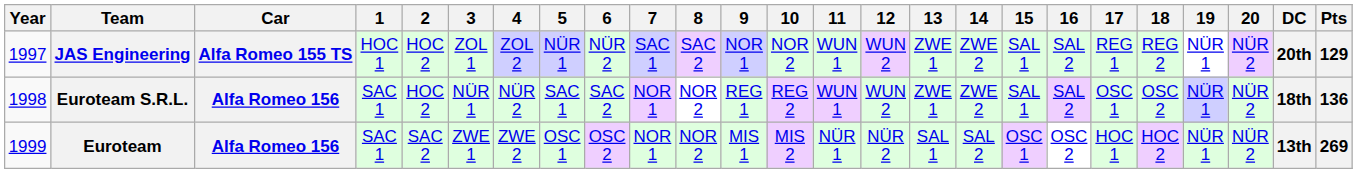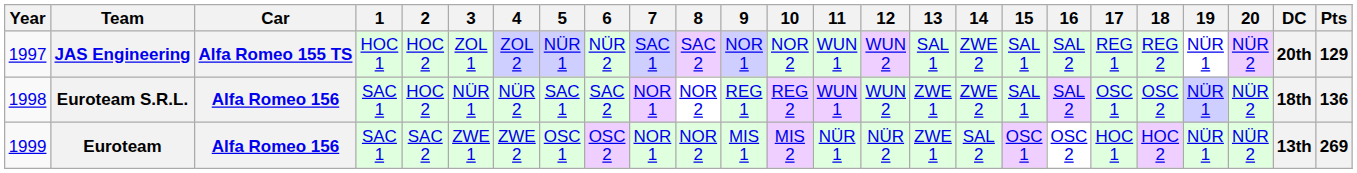(933, 54) ZWE 1 -> (933, 54) SAL 1
(933, 145) SAL 1 -> (933, 145) ZWE 1
